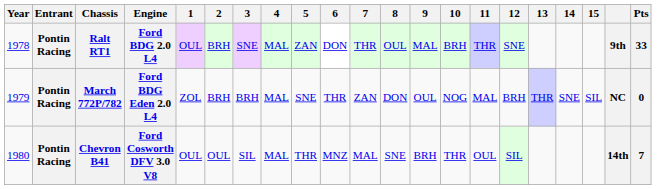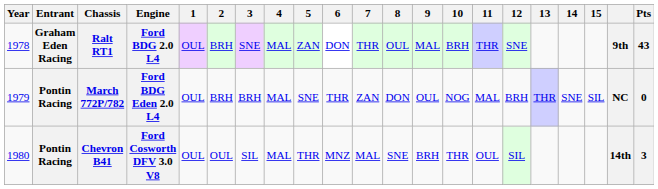(54, 45) Pontin Racing -> (55, 45) Graham Eden Racing
(641, 45) 33 -> (644, 45) 43
(191, 97) ZOL -> (193, 97) OUL
(641, 155) 7 -> (644, 155) 3
